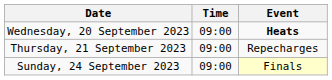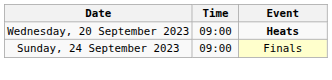- row: (98, 48)
